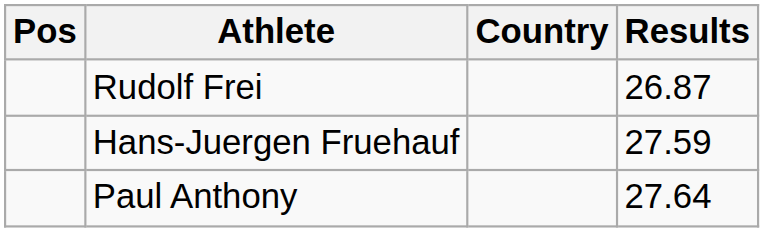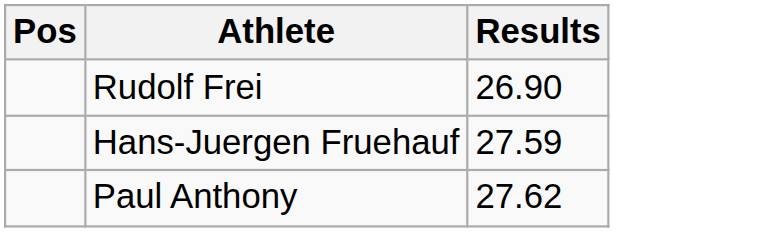- column: (542, 32)
(668, 87) 26.87 -> (519, 87) 26.90
(668, 197) 27.64 -> (519, 197) 27.62
